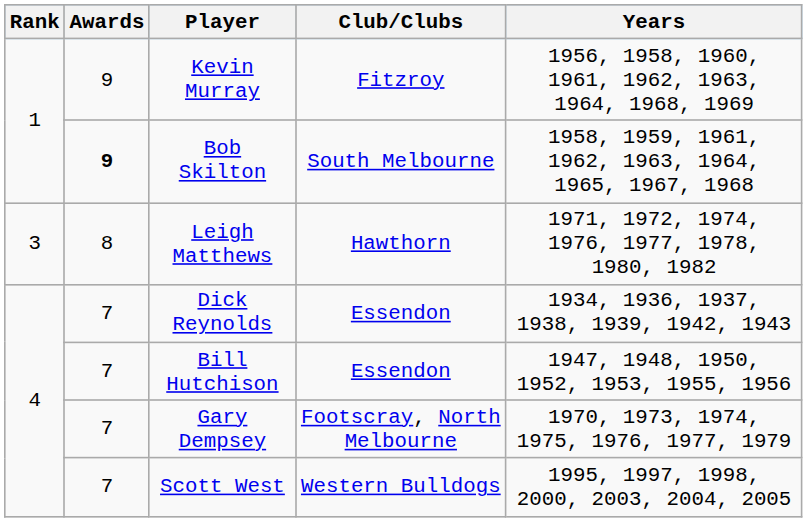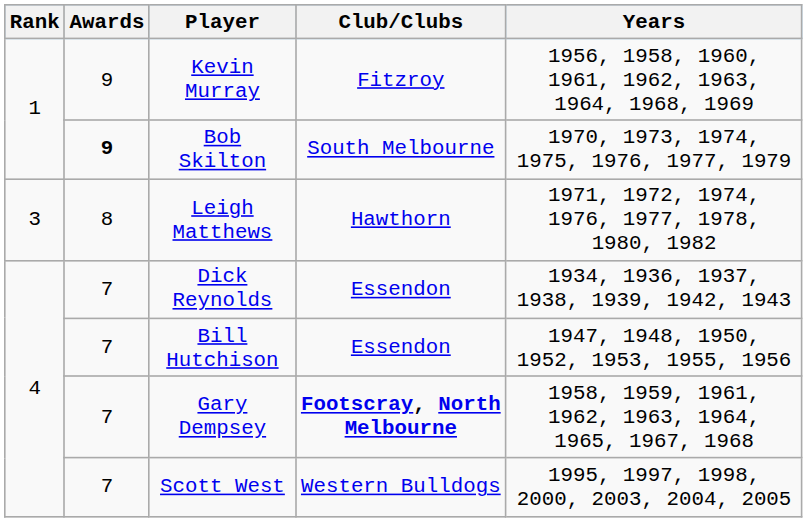(654, 162) 1958, 1959, 1961, 1962, 1963, 1964, 1965, 1967, 1968 -> (654, 150) 1970, 1973, 1974, 1975, 1976, 1977, 1979
(401, 429) normal -> (401, 417) bold
(654, 429) 1970, 1973, 1974, 1975, 1976, 1977, 1979 -> (654, 417) 1958, 1959, 1961, 1962, 1963, 1964, 1965, 1967, 1968
